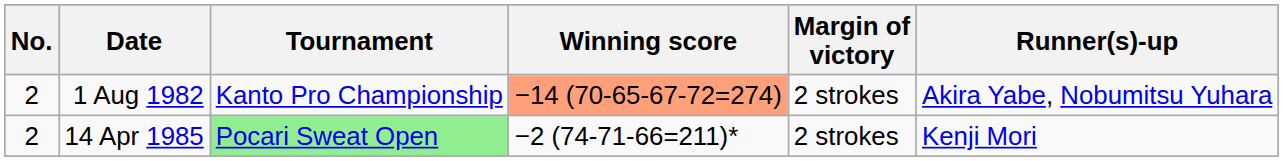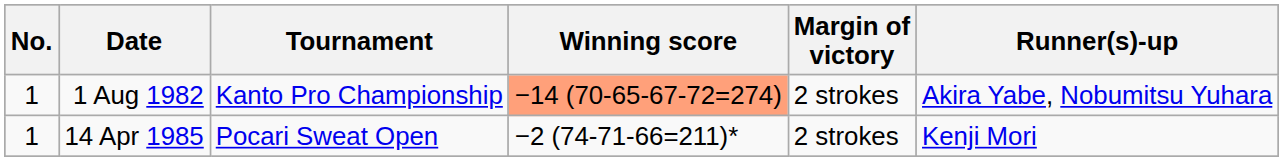(32, 95) 2 -> (32, 95) 1
(32, 136) 2 -> (32, 136) 1
(327, 136) lightgreen background -> (327, 136) no background
